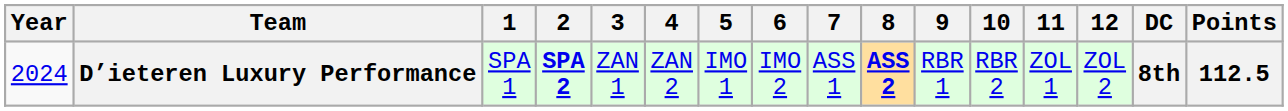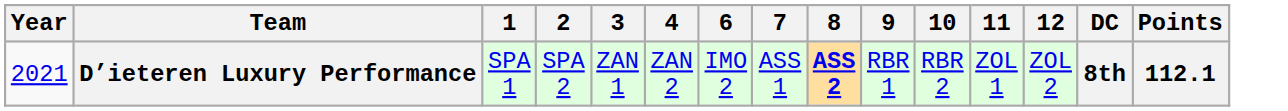- column: (726, 24)
(39, 74) 2024 -> (39, 74) 2021
(563, 74) bold -> (563, 74) normal
(1234, 74) 112.5 -> (1180, 74) 112.1
